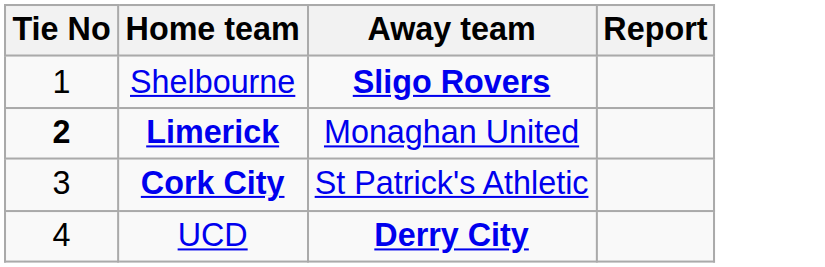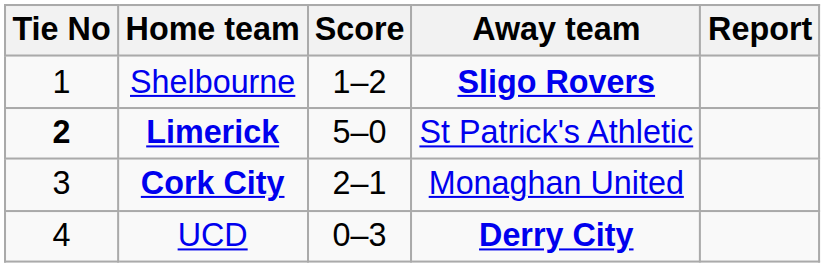+ column: (360, 30)
(452, 132) Monaghan United -> (556, 132) St Patrick's Athletic
(452, 183) St Patrick's Athletic -> (556, 183) Monaghan United
